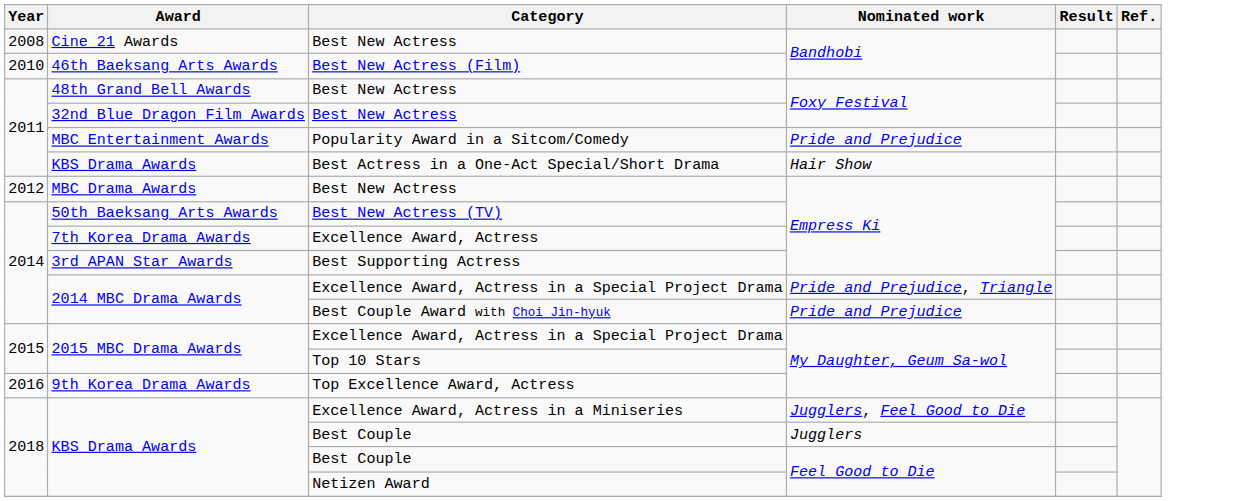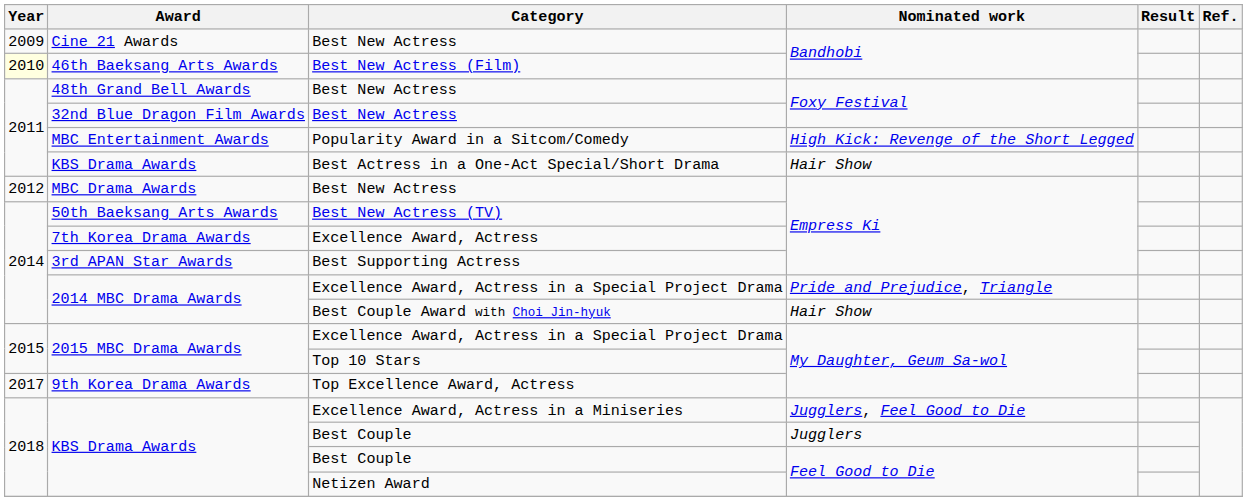(26, 41) 2008 -> (26, 41) 2009
(26, 66) no background -> (26, 66) lightyellow background
(876, 140) Pride and Prejudice -> (962, 140) High Kick: Revenge of the Short Legged
(876, 312) Pride and Prejudice -> (831, 312) Hair Show
(26, 386) 2016 -> (26, 386) 2017
